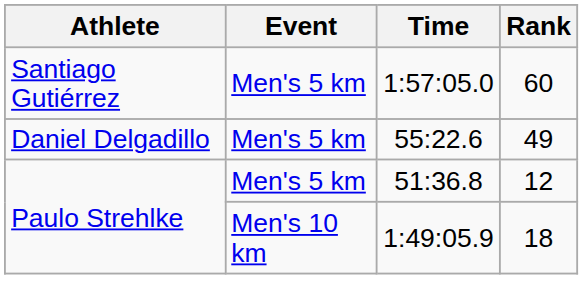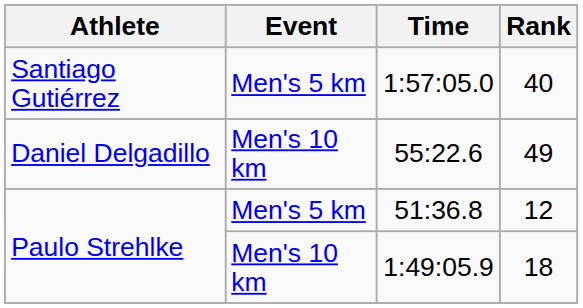(539, 83) 60 -> (539, 83) 40
(299, 139) Men's 5 km -> (285, 154) Men's 10 km
